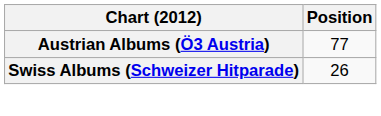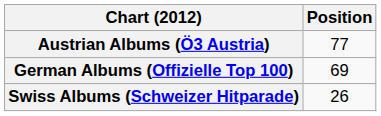+ row: (154, 70)
